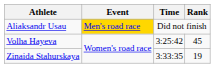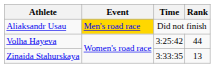(198, 41) 45 -> (198, 41) 44
(198, 56) 19 -> (198, 56) 13
